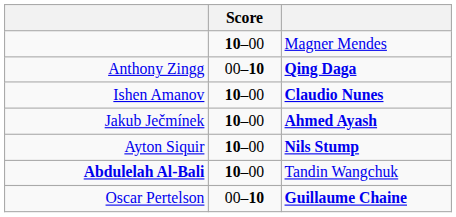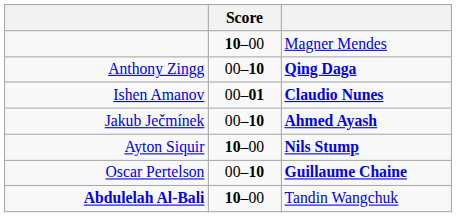(244, 95) 10–00 -> (244, 95) 00–01
(244, 121) 10–00 -> (244, 121) 00–10
rows swapped: (144, 173) <-> (155, 199)
